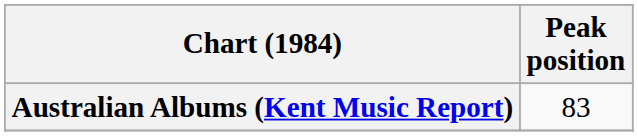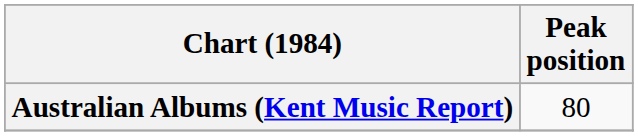(576, 106) 83 -> (576, 106) 80
